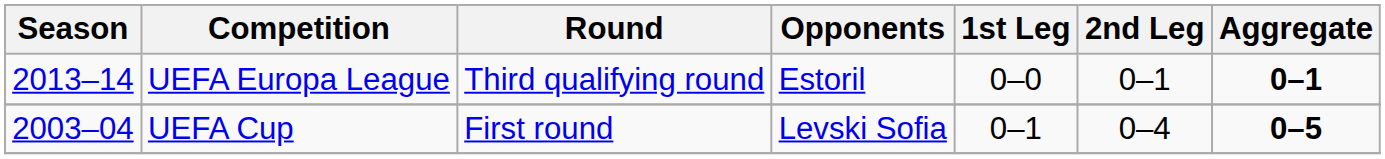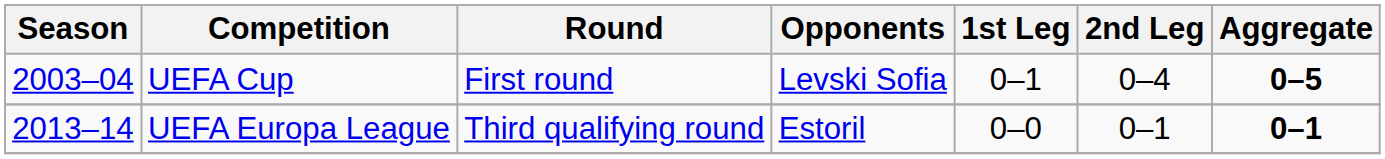rows swapped: (221, 128) <-> (299, 78)
